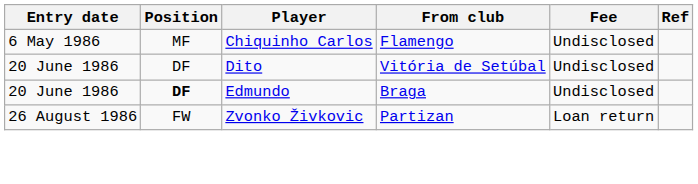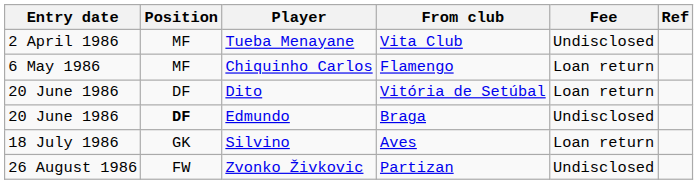+ row: (290, 42)
(604, 42) Undisclosed -> (604, 67) Loan return
(604, 67) Undisclosed -> (604, 92) Loan return
+ row: (258, 142)
(604, 117) Loan return -> (604, 167) Undisclosed
